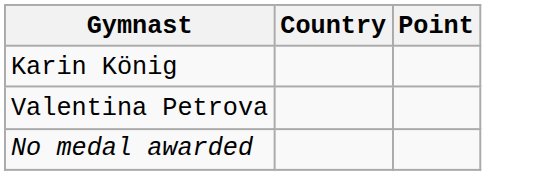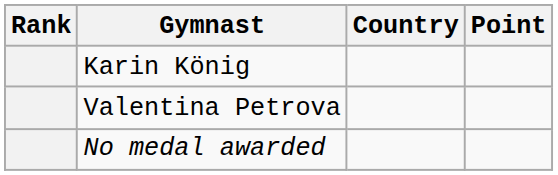+ column: (41, 26)
